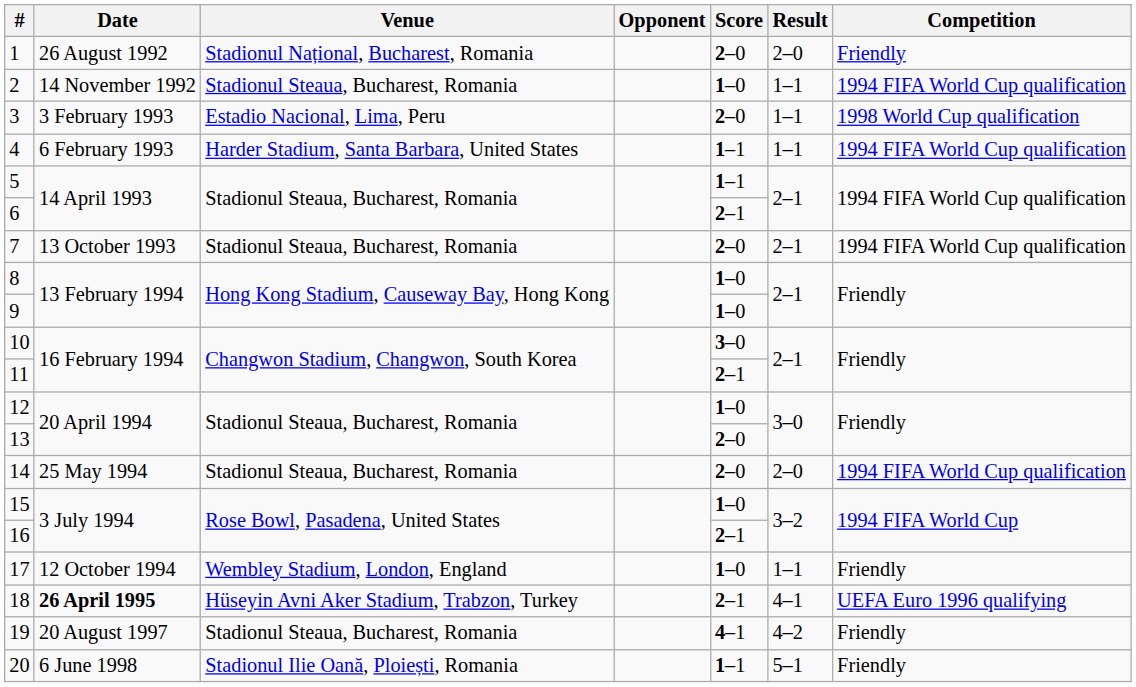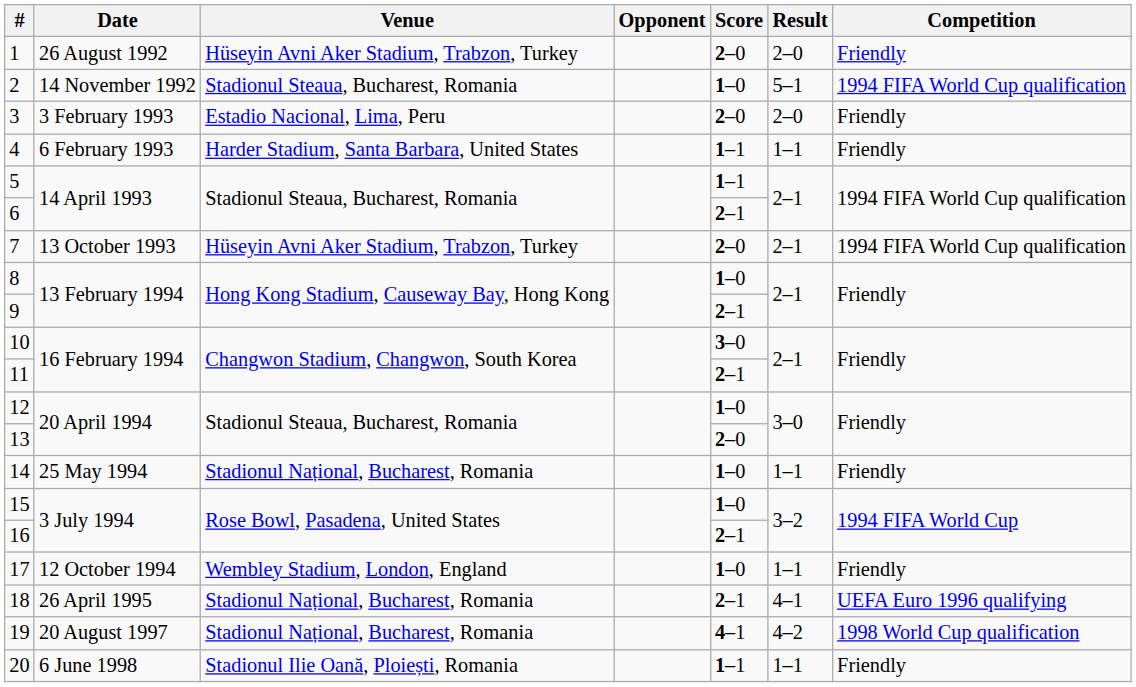(369, 52) Stadionul Național, Bucharest, Romania -> (392, 52) Hüseyin Avni Aker Stadium, Trabzon, Turkey
(788, 85) 1–1 -> (788, 85) 5–1
(788, 117) 1–1 -> (788, 117) 2–0
(958, 117) 1998 World Cup qualification -> (872, 117) Friendly
(982, 149) 1994 FIFA World Cup qualification -> (872, 149) Friendly
(361, 246) Stadionul Steaua, Bucharest, Romania -> (392, 246) Hüseyin Avni Aker Stadium, Trabzon, Turkey
(730, 310) 1–0 -> (730, 310) 2–1
(361, 471) Stadionul Steaua, Bucharest, Romania -> (369, 471) Stadionul Național, Bucharest, Romania
(730, 471) 2–0 -> (730, 471) 1–0
(788, 471) 2–0 -> (788, 471) 1–1
(982, 471) 1994 FIFA World Cup qualification -> (872, 471) Friendly
(97, 600) bold -> (95, 600) normal
(392, 600) Hüseyin Avni Aker Stadium, Trabzon, Turkey -> (369, 600) Stadionul Național, Bucharest, Romania
(361, 632) Stadionul Steaua, Bucharest, Romania -> (369, 632) Stadionul Național, Bucharest, Romania
(872, 632) Friendly -> (958, 632) 1998 World Cup qualification
(788, 665) 5–1 -> (788, 665) 1–1
